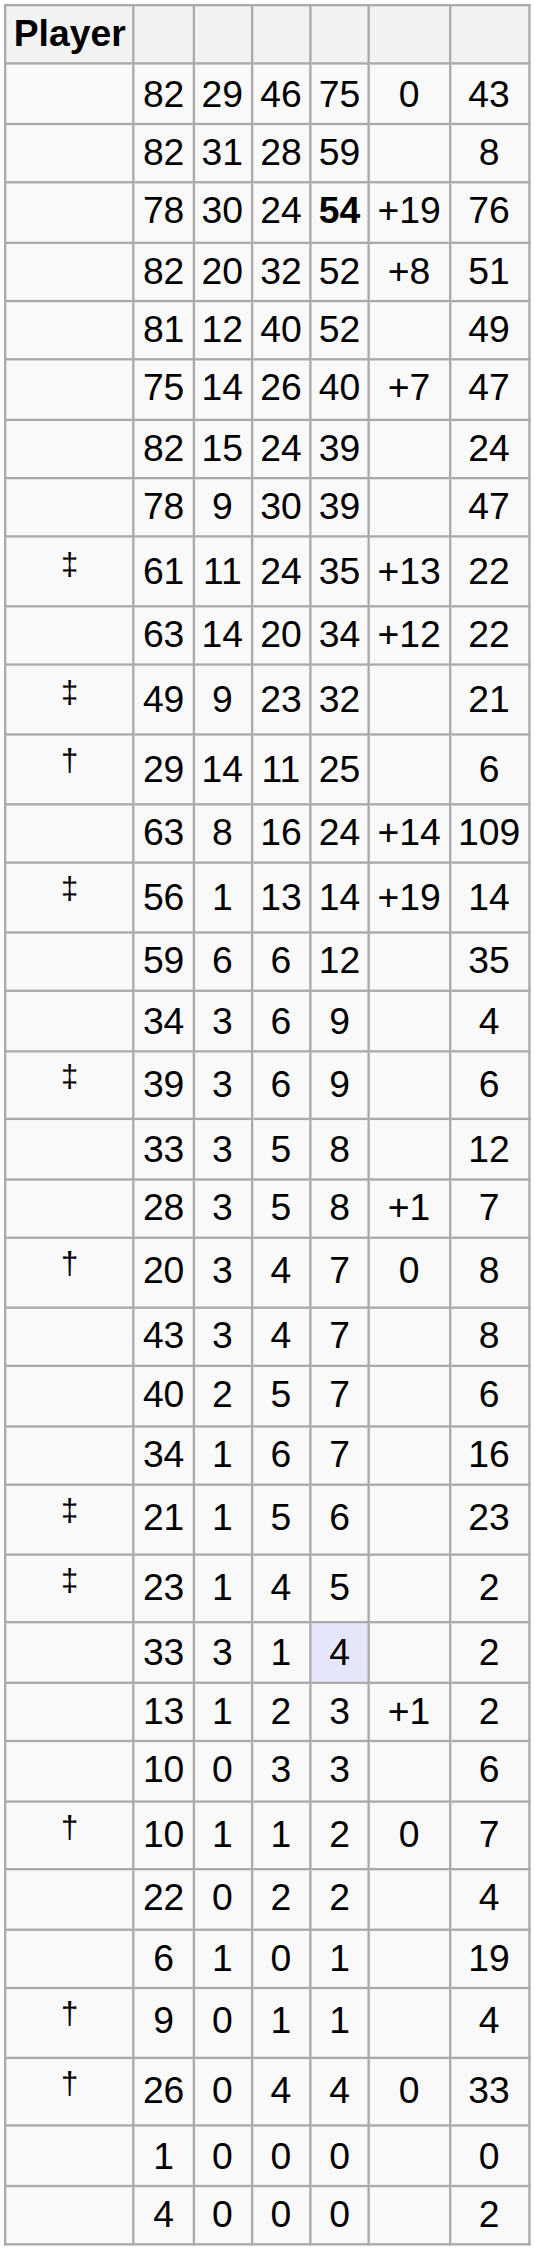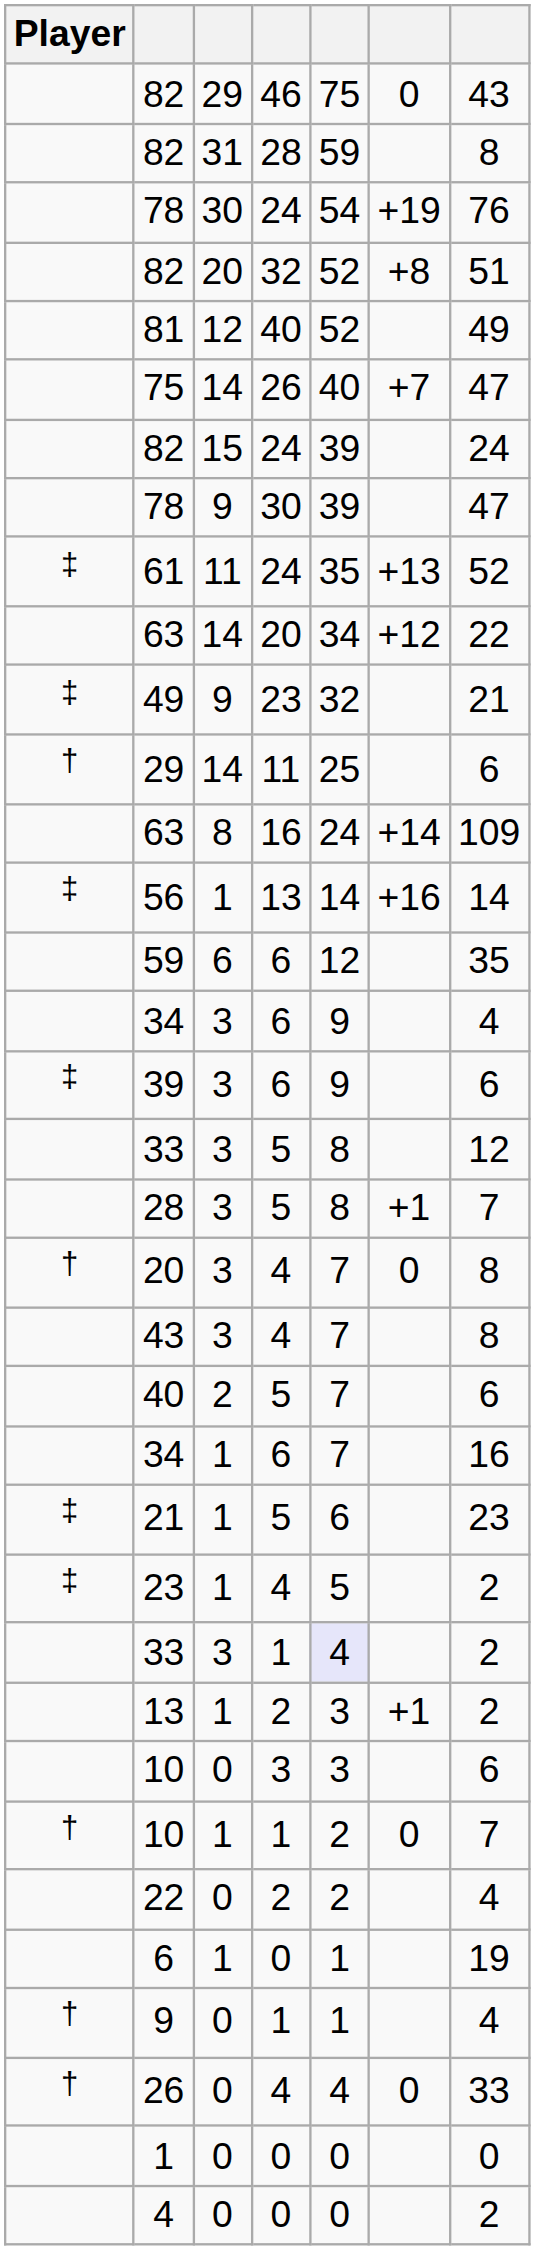(340, 211) bold -> (340, 211) normal
(489, 571) 22 -> (489, 571) 52
(409, 897) +19 -> (409, 897) +16
